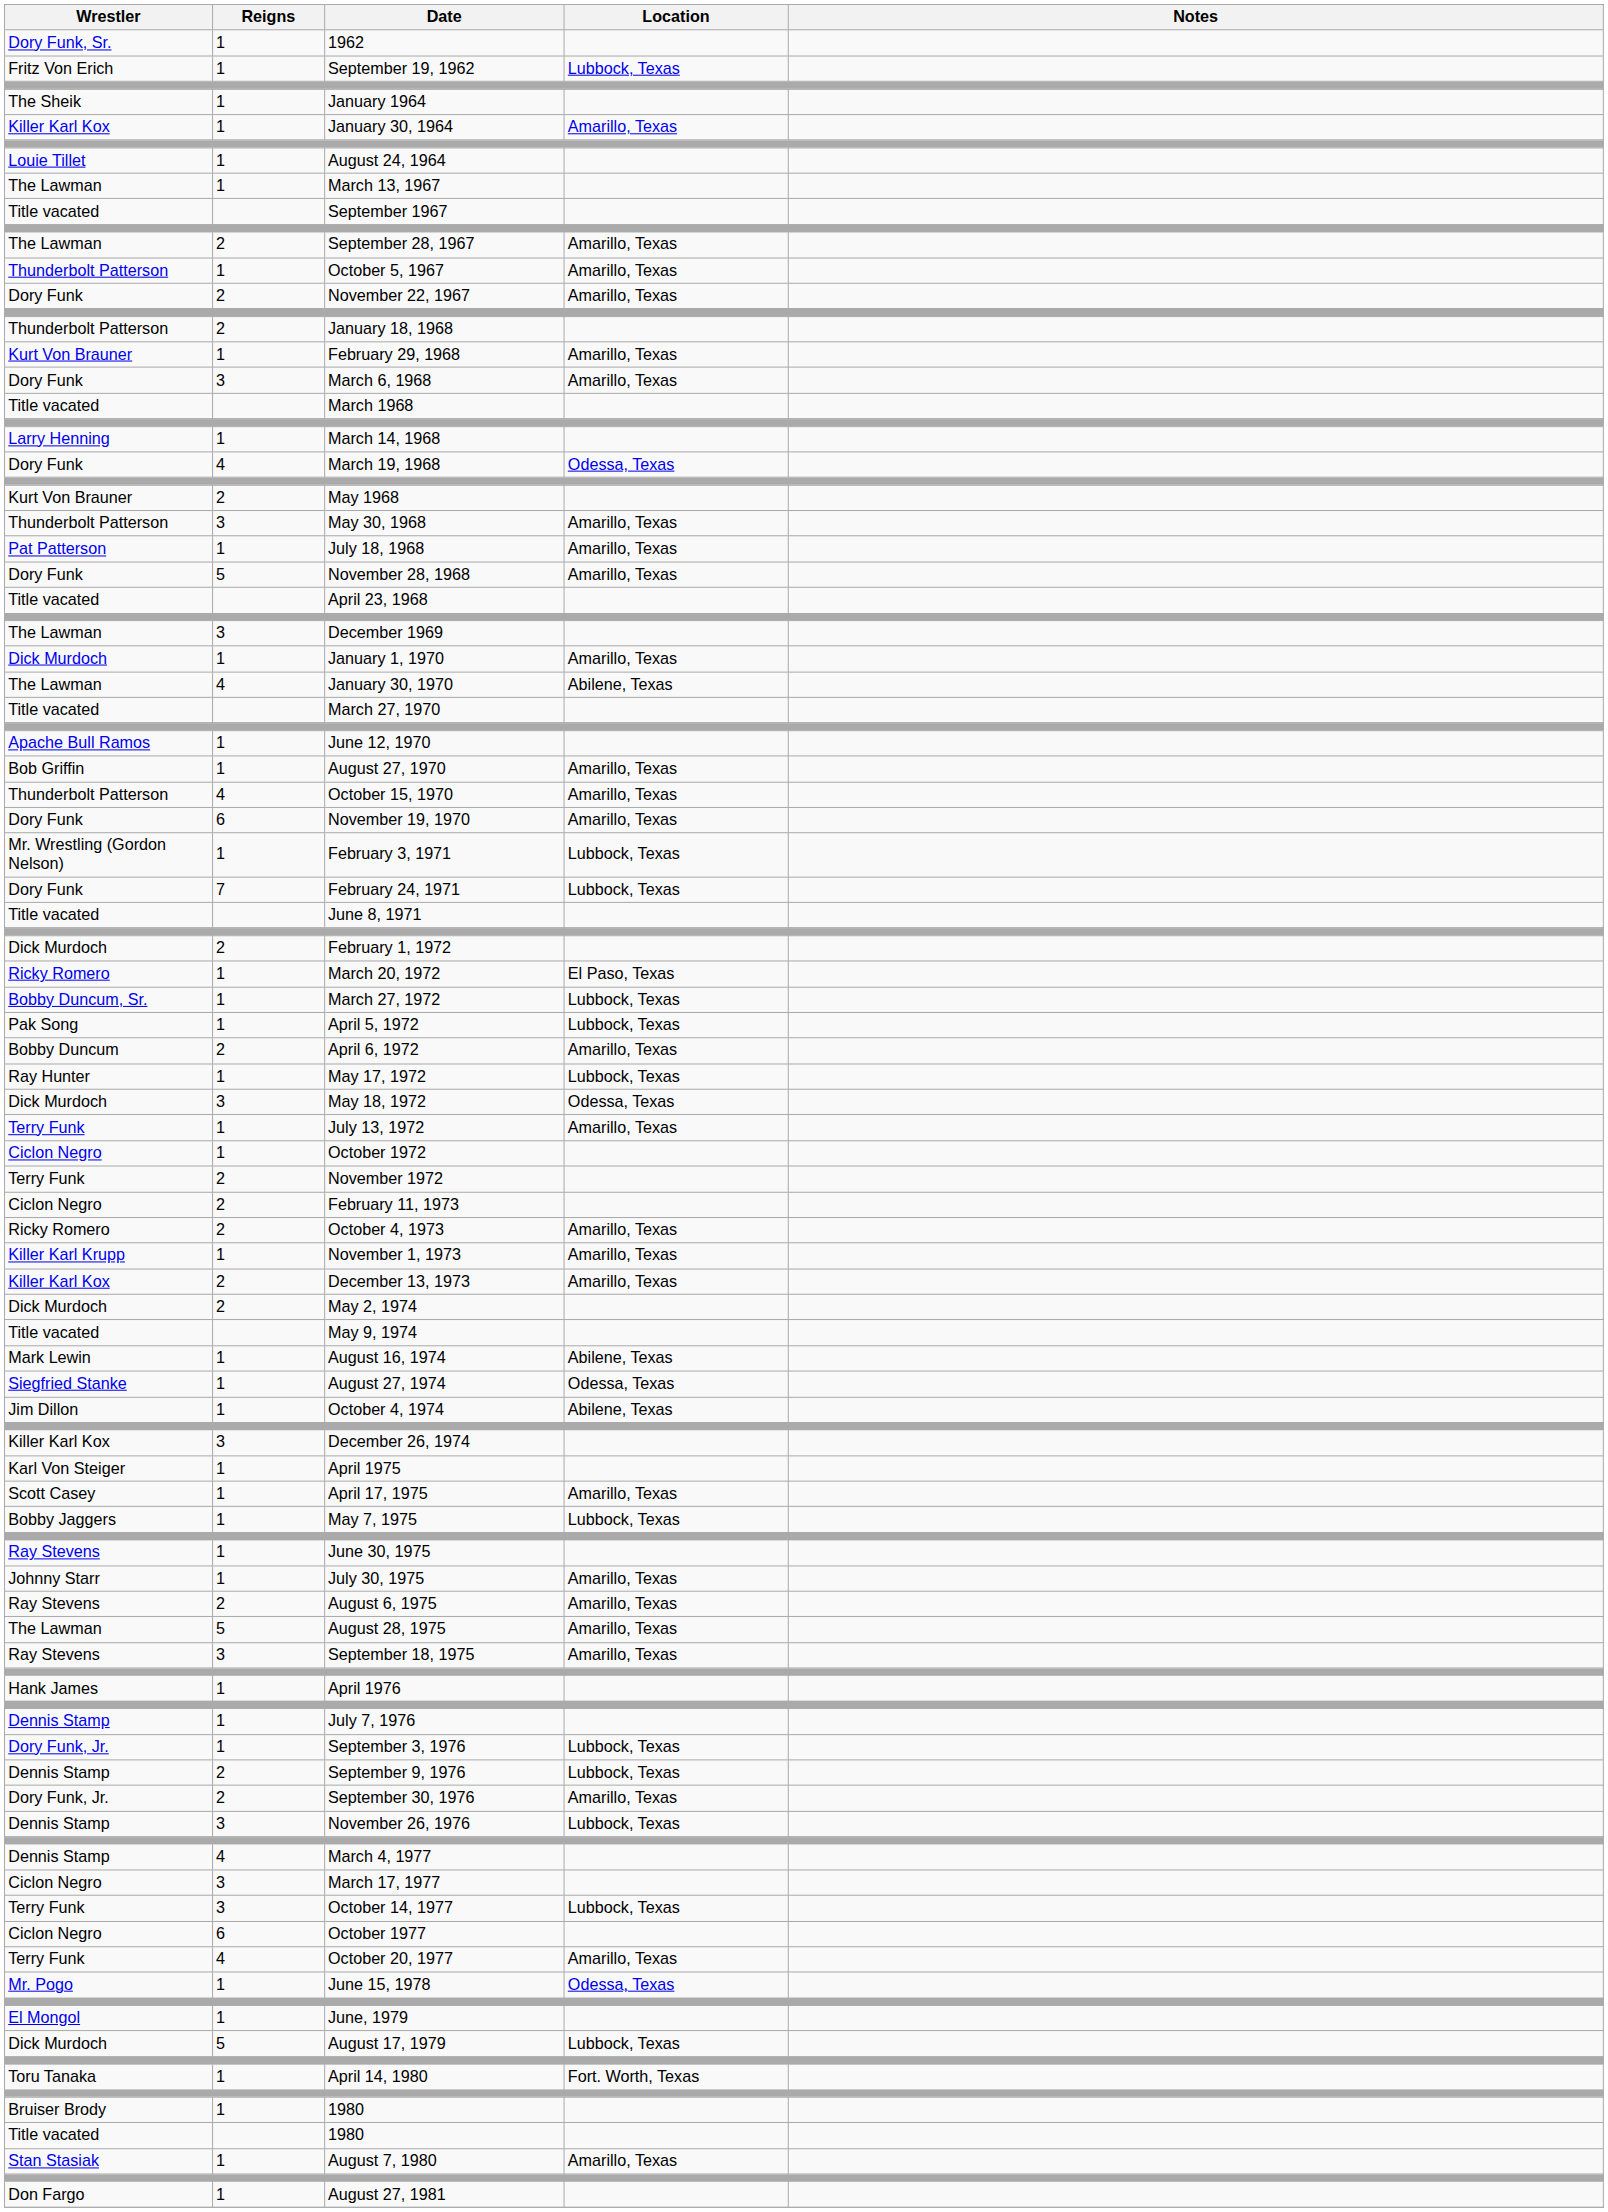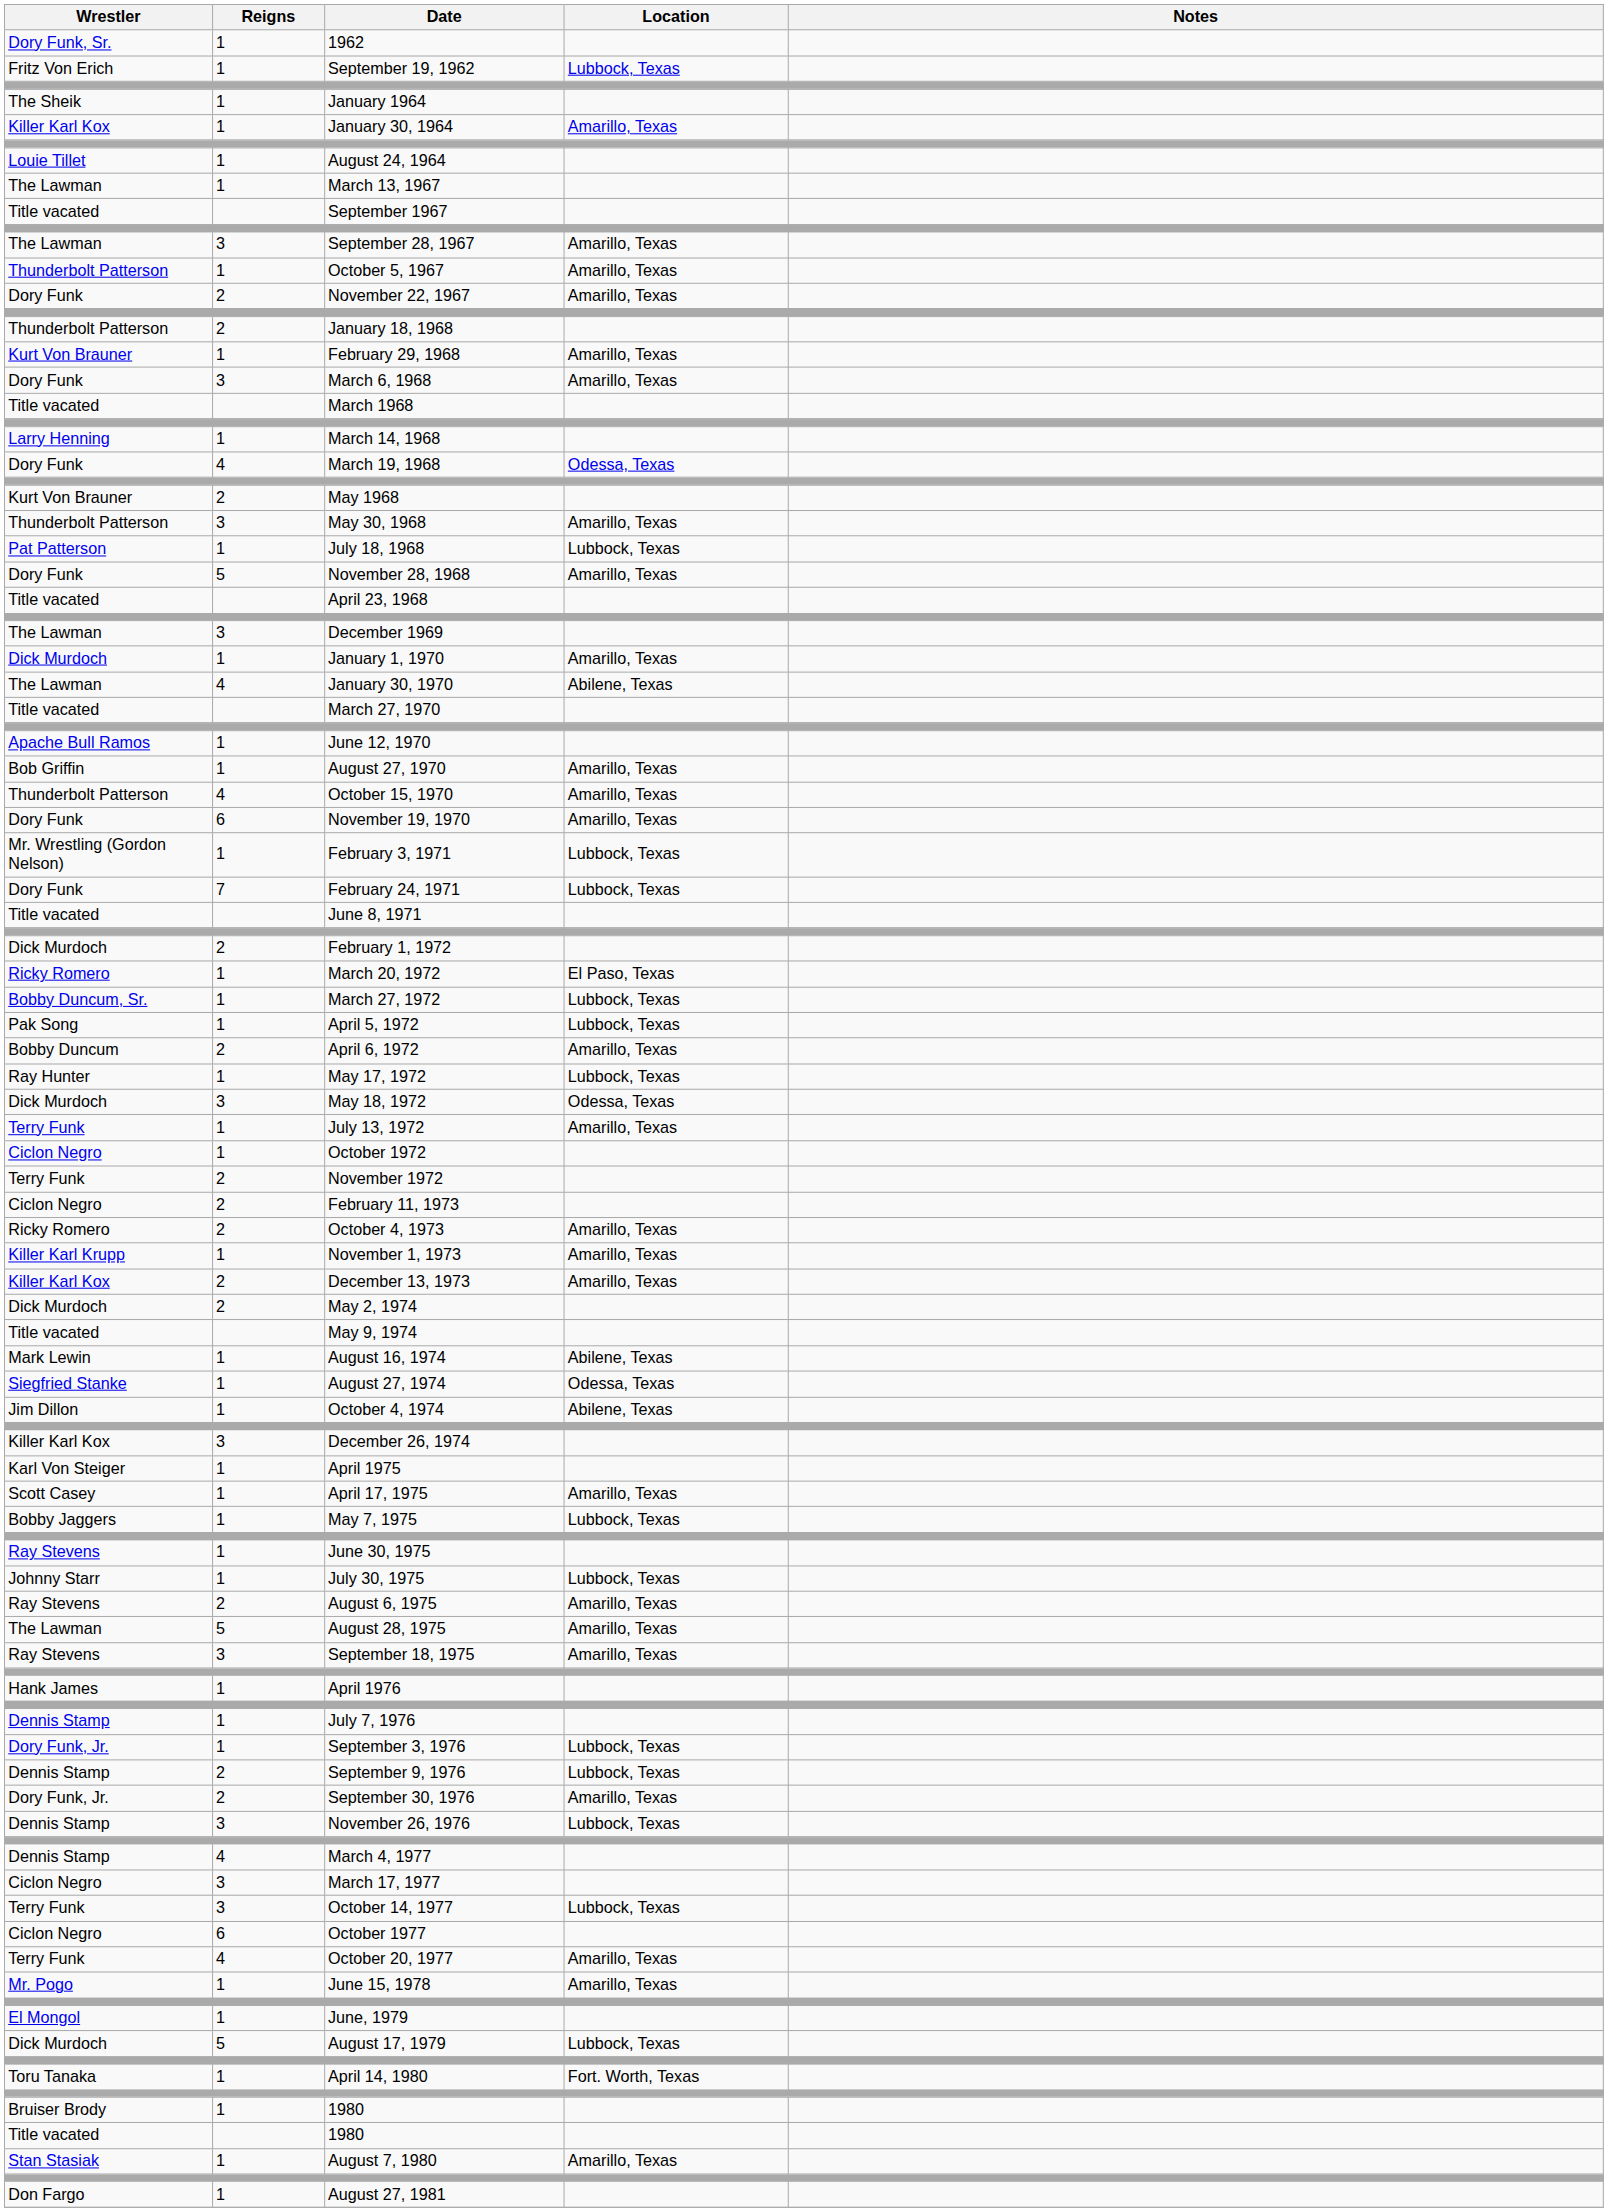(221, 244) 2 -> (221, 244) 3
(622, 548) Amarillo, Texas -> (624, 548) Lubbock, Texas
(622, 1578) Amarillo, Texas -> (624, 1578) Lubbock, Texas
(621, 1985) Odessa, Texas -> (622, 1985) Amarillo, Texas
